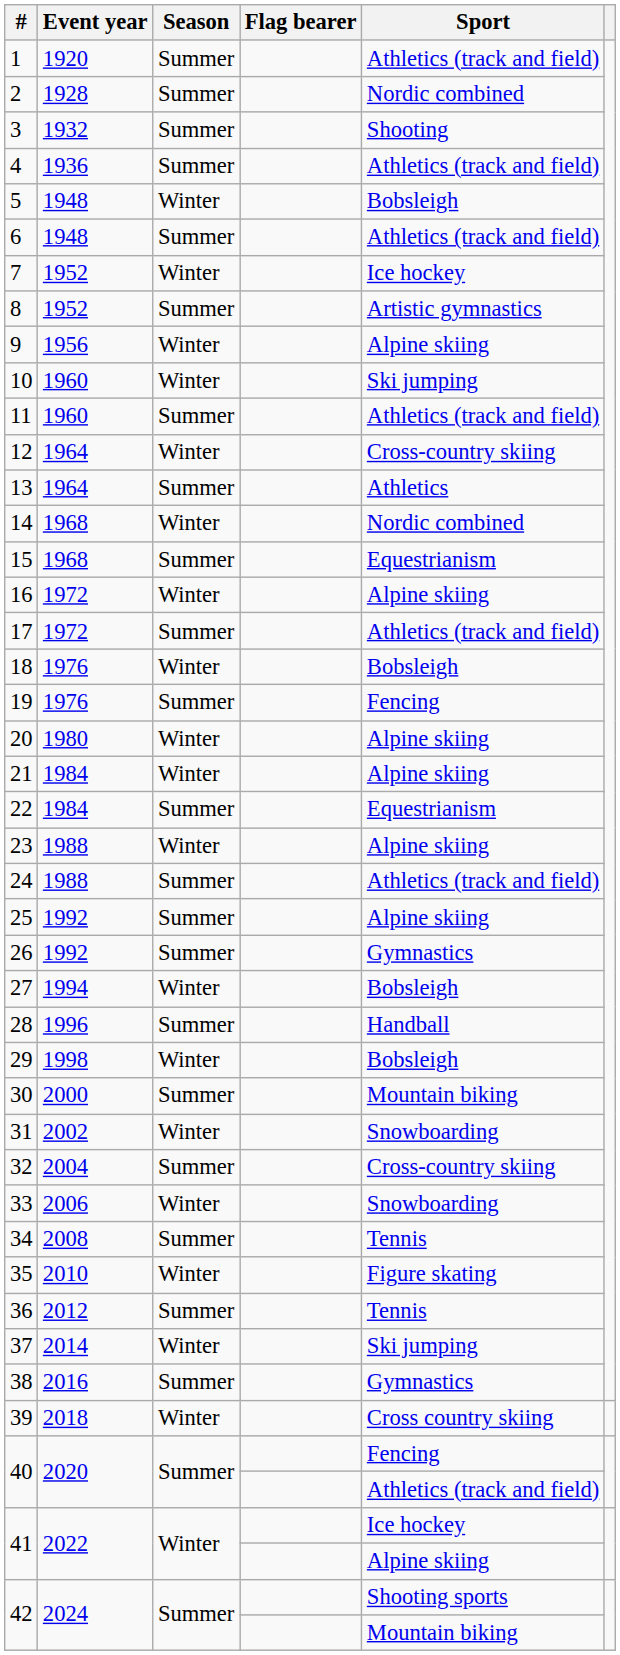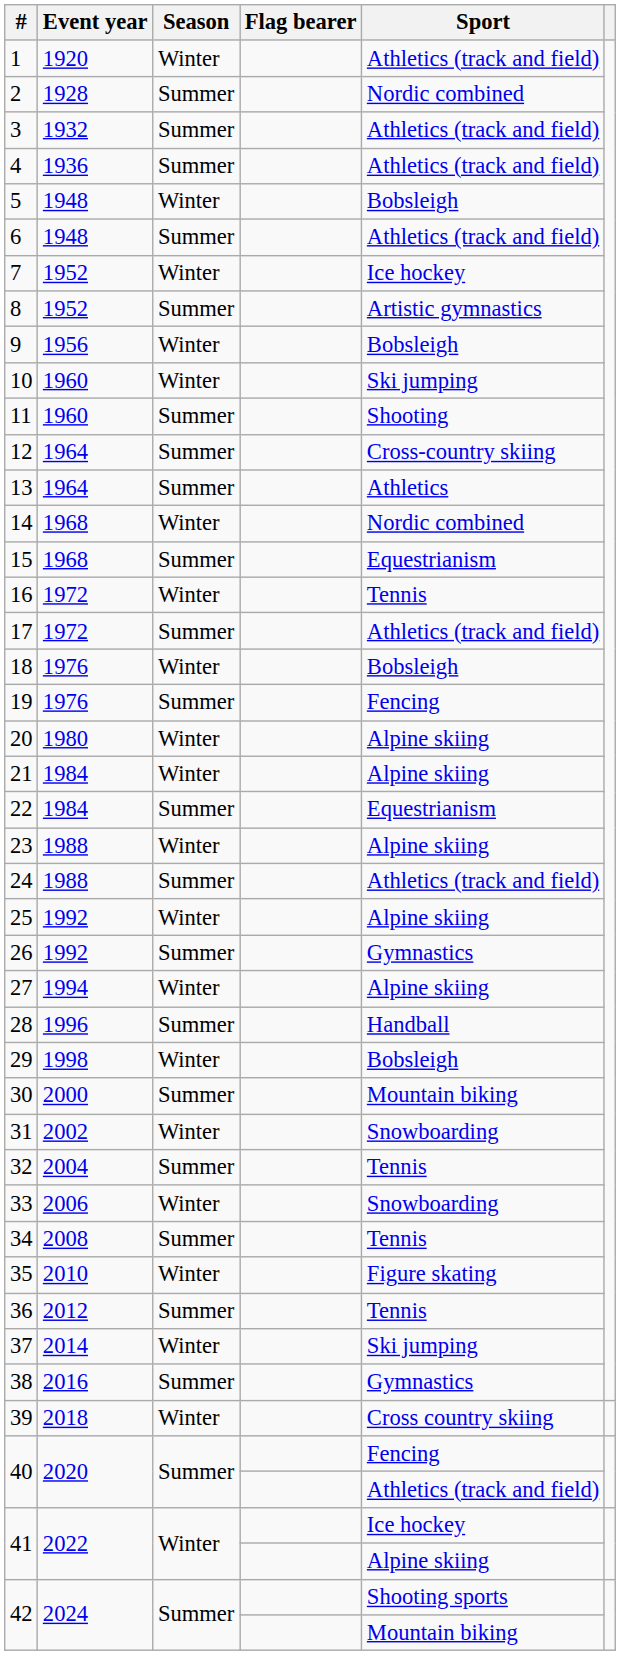(196, 58) Summer -> (189, 58) Winter
(408, 129) Shooting -> (483, 129) Athletics (track and field)
(428, 344) Alpine skiing -> (413, 344) Bobsleigh
(483, 415) Athletics (track and field) -> (408, 415) Shooting
(189, 451) Winter -> (196, 451) Summer
(428, 594) Alpine skiing -> (397, 594) Tennis
(196, 916) Summer -> (189, 916) Winter
(413, 988) Bobsleigh -> (428, 988) Alpine skiing
(461, 1167) Cross-country skiing -> (397, 1167) Tennis
